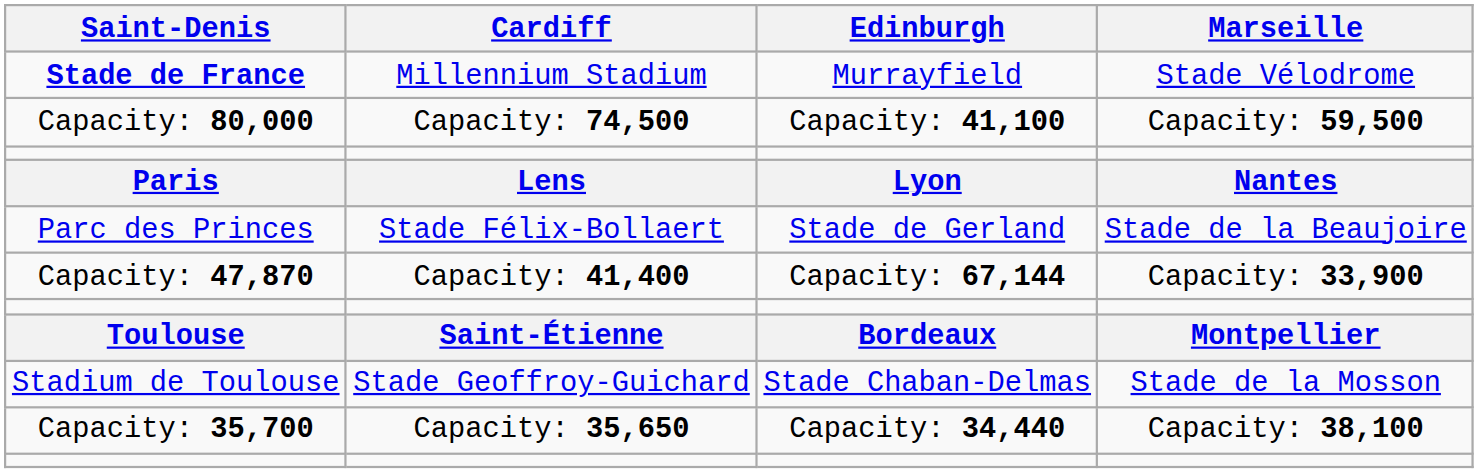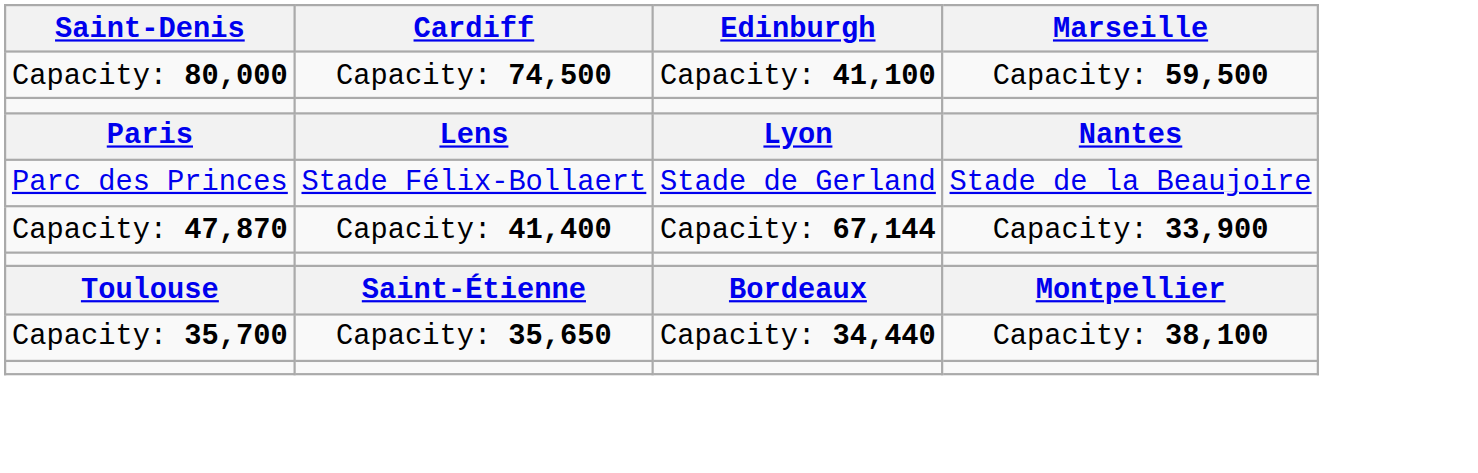- row: (176, 75)
- row: (176, 384)
